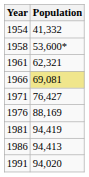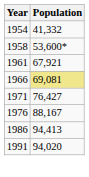(47, 63) 62,321 -> (47, 63) 67,921
(47, 113) 88,169 -> (47, 113) 88,167
- row: (17, 130)
